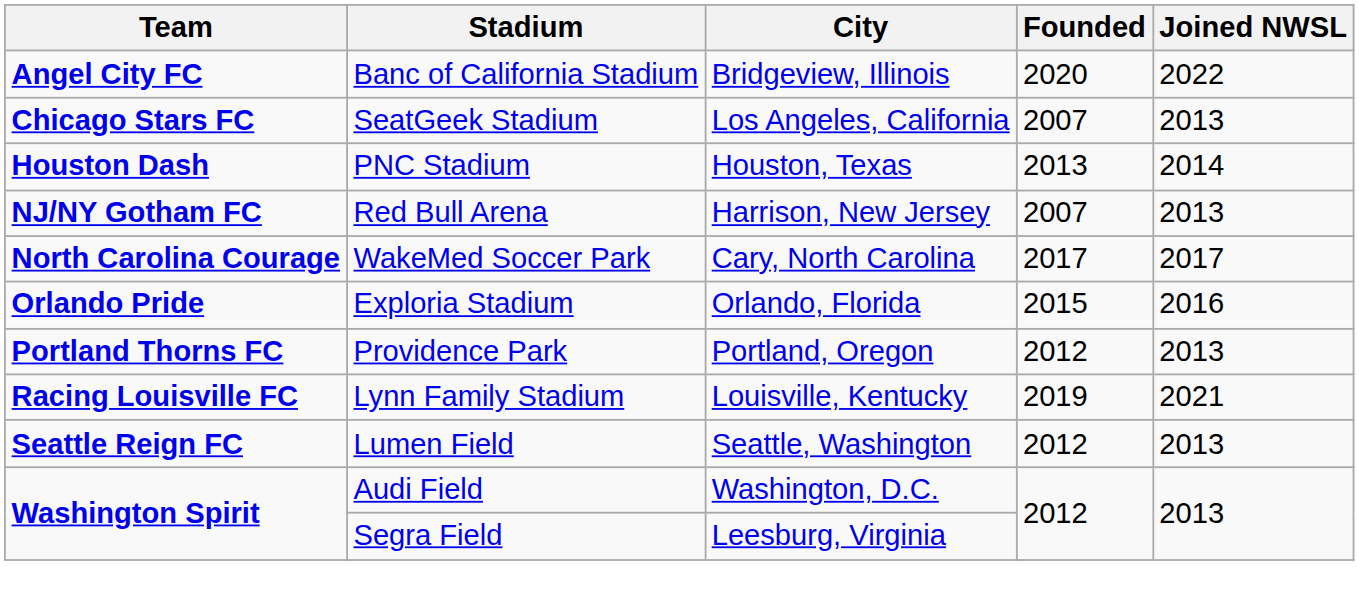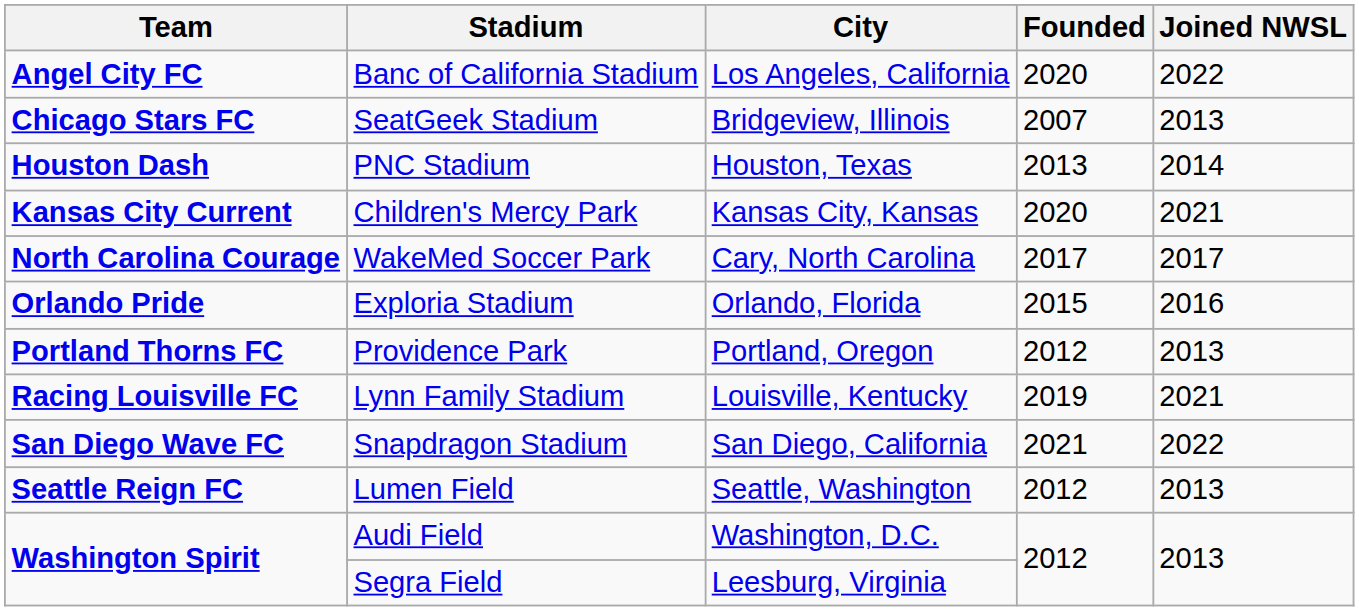(831, 73) Bridgeview, Illinois -> (861, 73) Los Angeles, California
(861, 119) Los Angeles, California -> (831, 119) Bridgeview, Illinois
+ row: (495, 212)
- row: (451, 212)
+ row: (490, 443)
